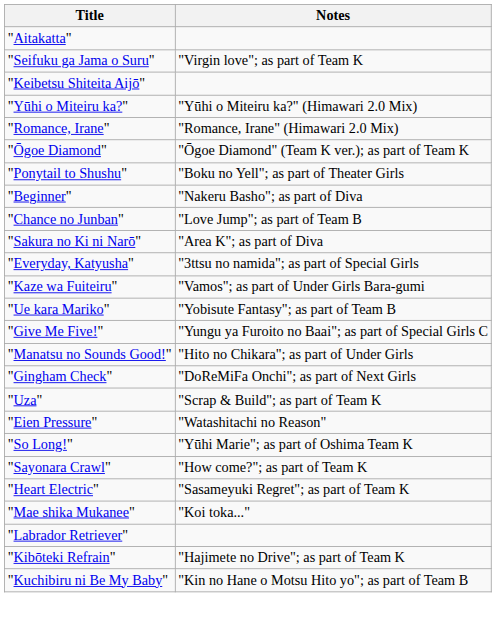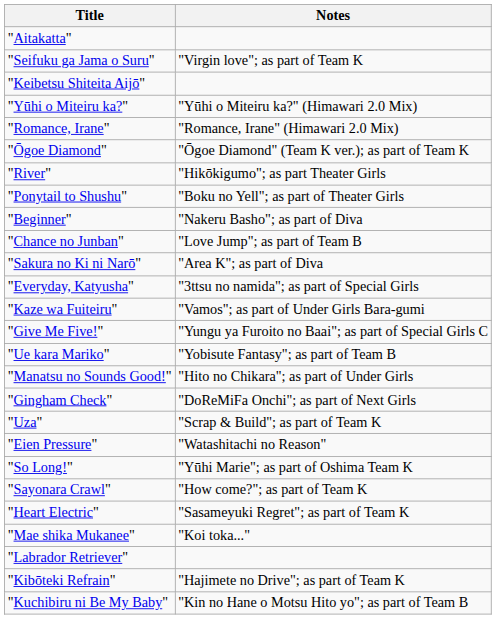+ row: (29, 173)
rows swapped: (59, 309) <-> (55, 331)
